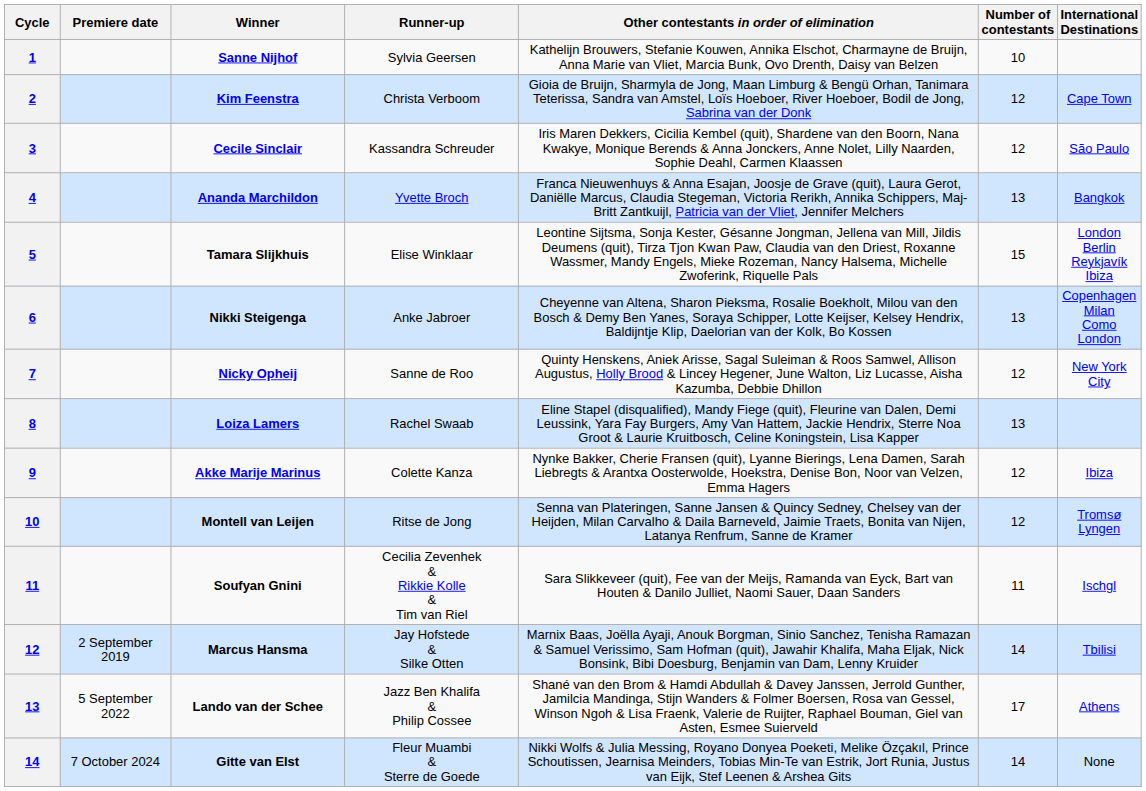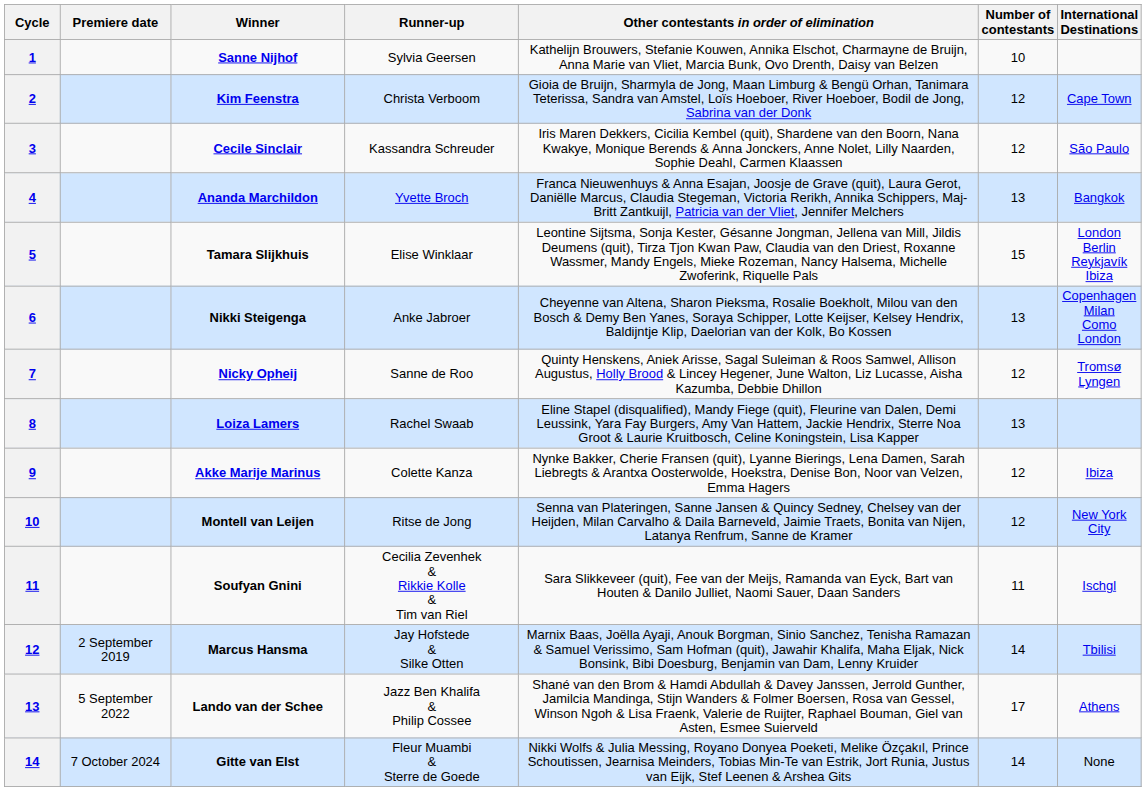(1099, 374) New York City -> (1099, 374) Tromsø Lyngen
(1099, 522) Tromsø Lyngen -> (1099, 522) New York City
